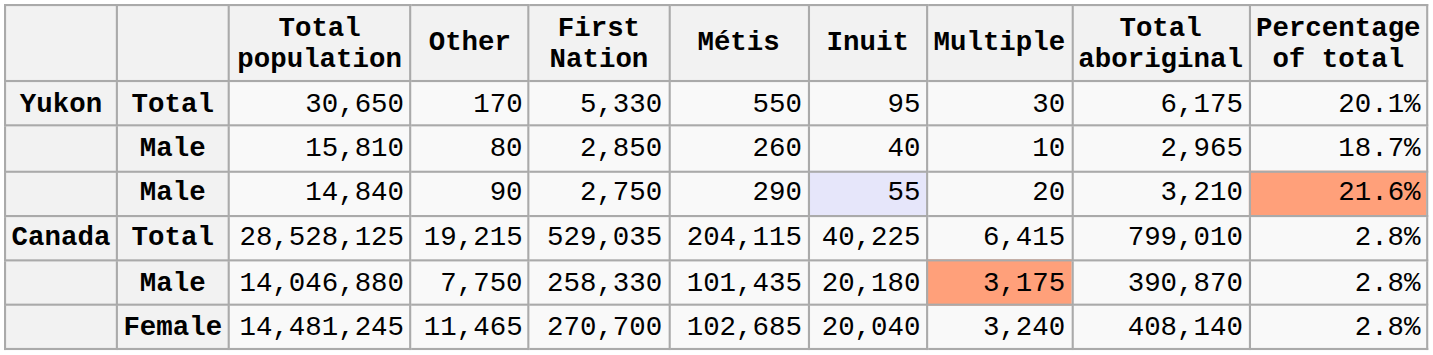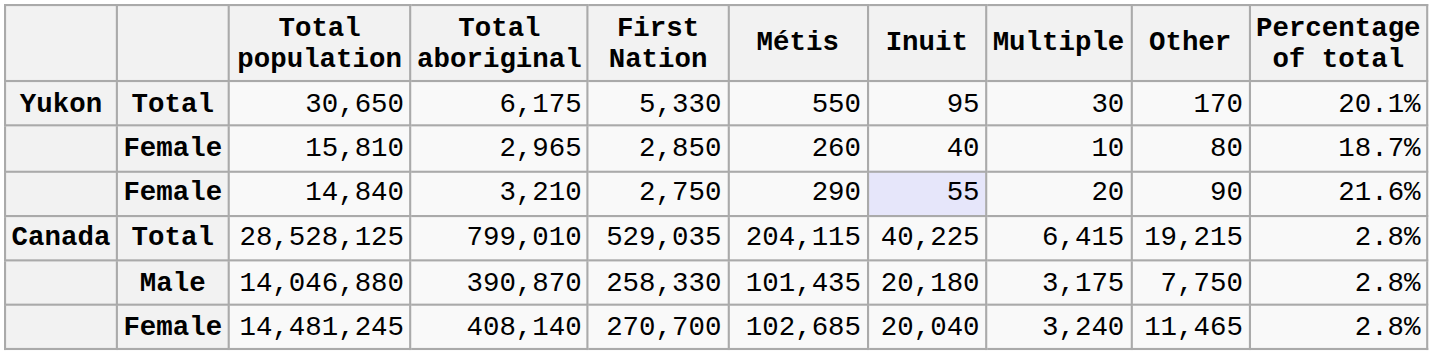columns swapped: (1161, 43) <-> (470, 43)
(173, 148) Male -> (173, 148) Female
(173, 193) Male -> (173, 193) Female
(1379, 193) lightsalmon background -> (1379, 193) no background
(1024, 283) lightsalmon background -> (1083, 283) no background
